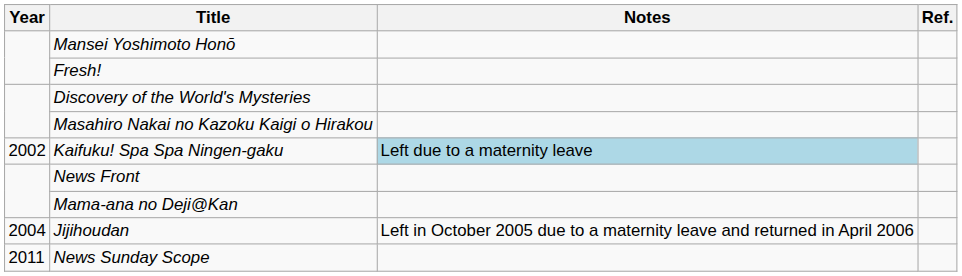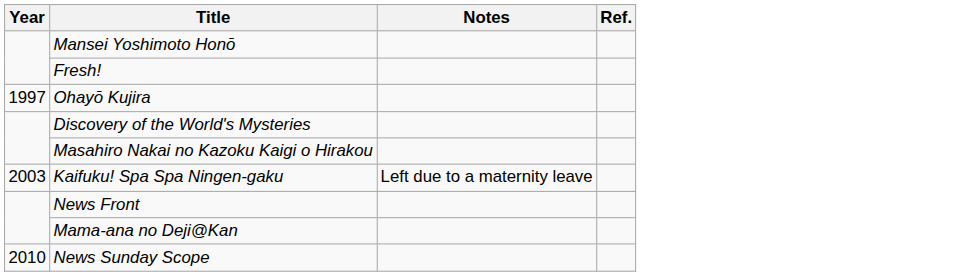+ row: (102, 97)
(27, 151) 2002 -> (27, 177) 2003
(487, 151) lightblue background -> (487, 177) no background
- row: (91, 230)
(26, 257) 2011 -> (27, 257) 2010
